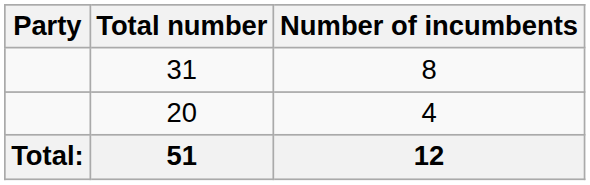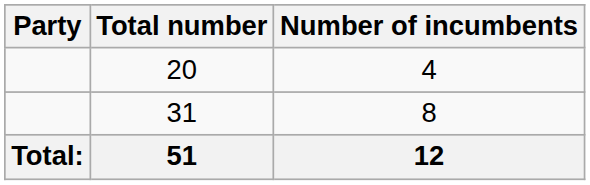rows swapped: (182, 69) <-> (182, 112)
